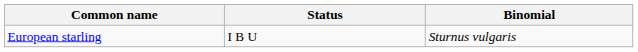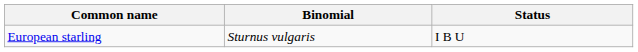columns swapped: (529, 15) <-> (325, 15)
